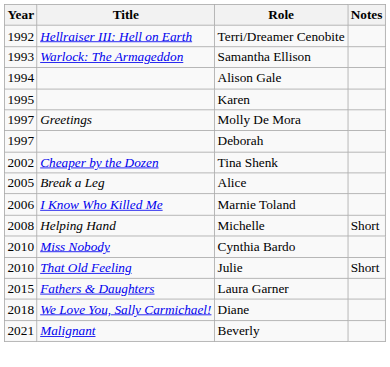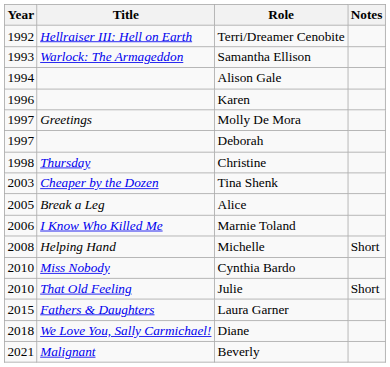(21, 99) 1995 -> (21, 99) 1996
+ row: (242, 162)
(21, 162) 2002 -> (21, 183) 2003
